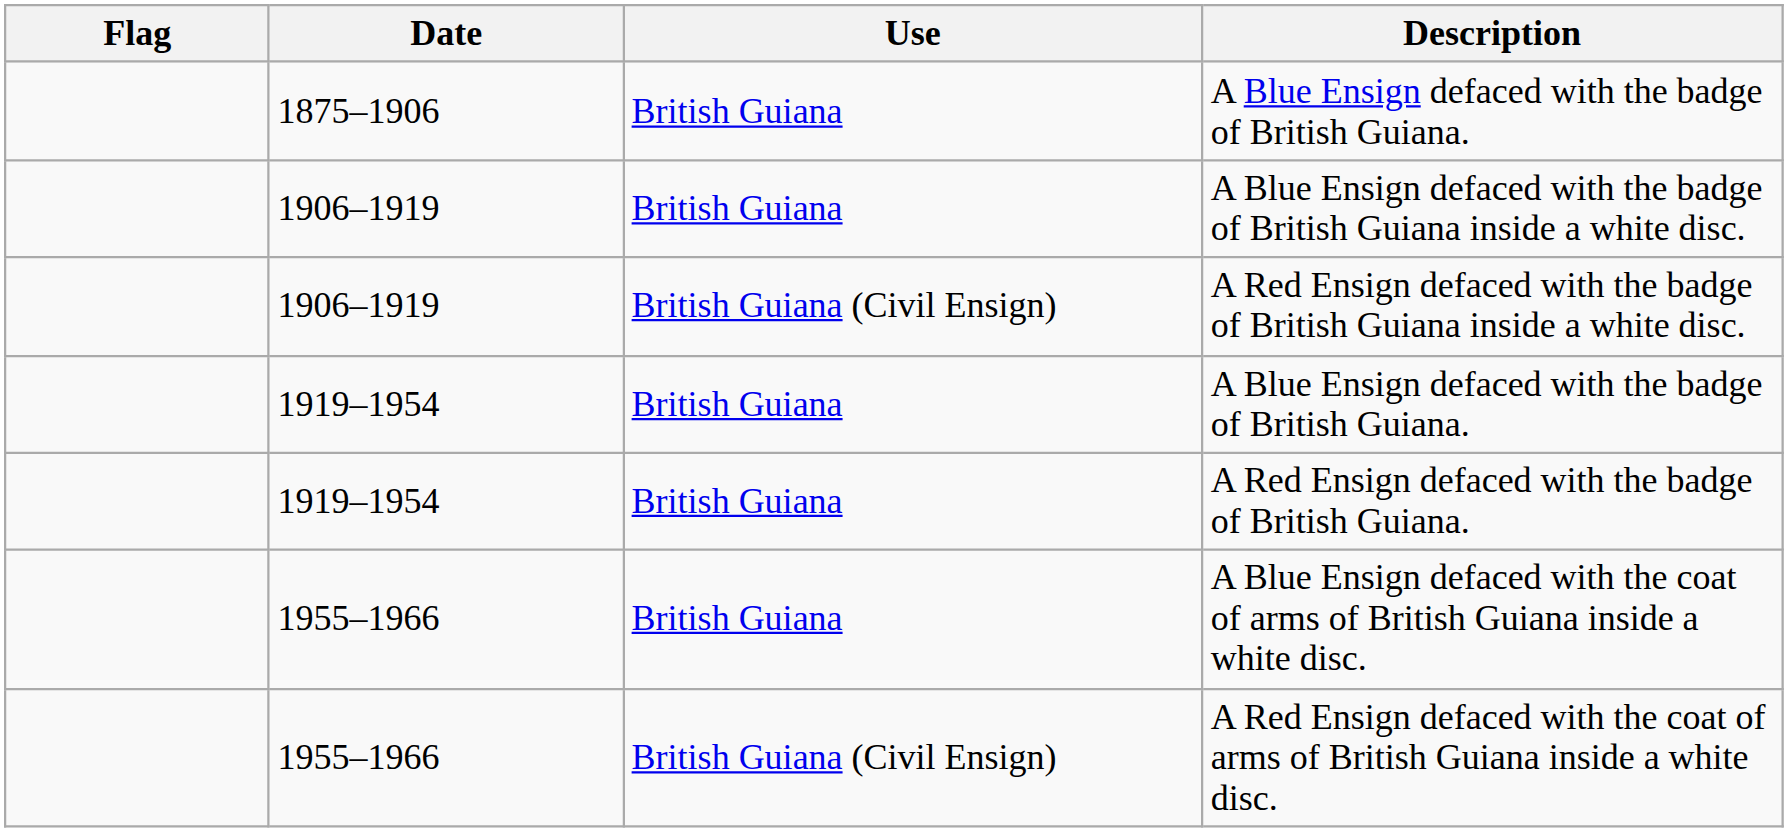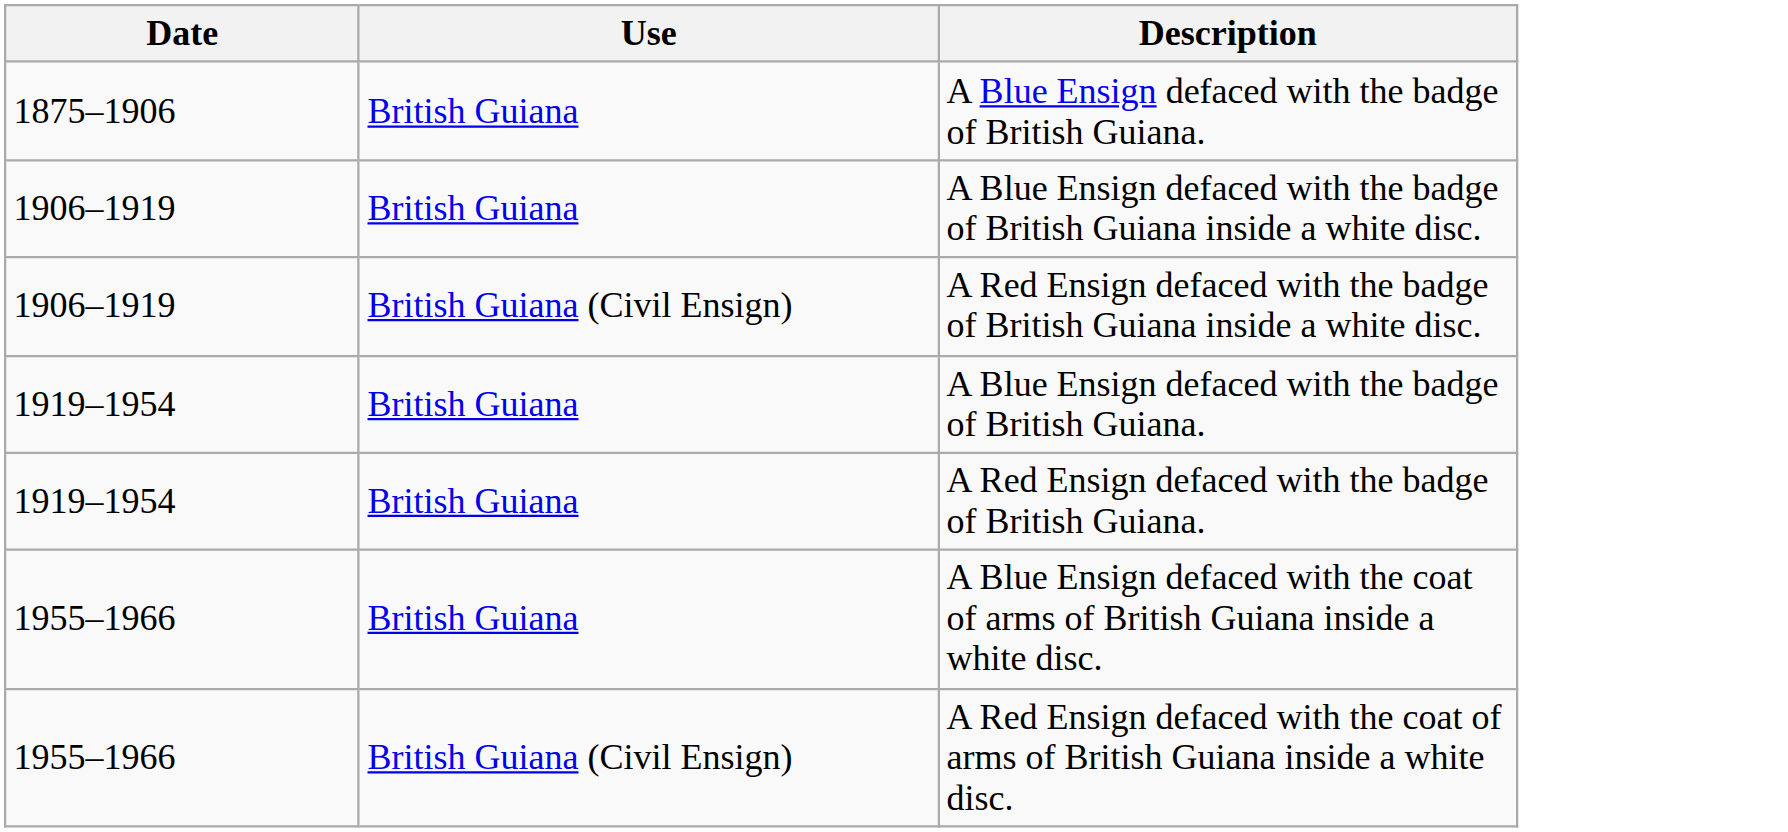- column: (137, 33)
